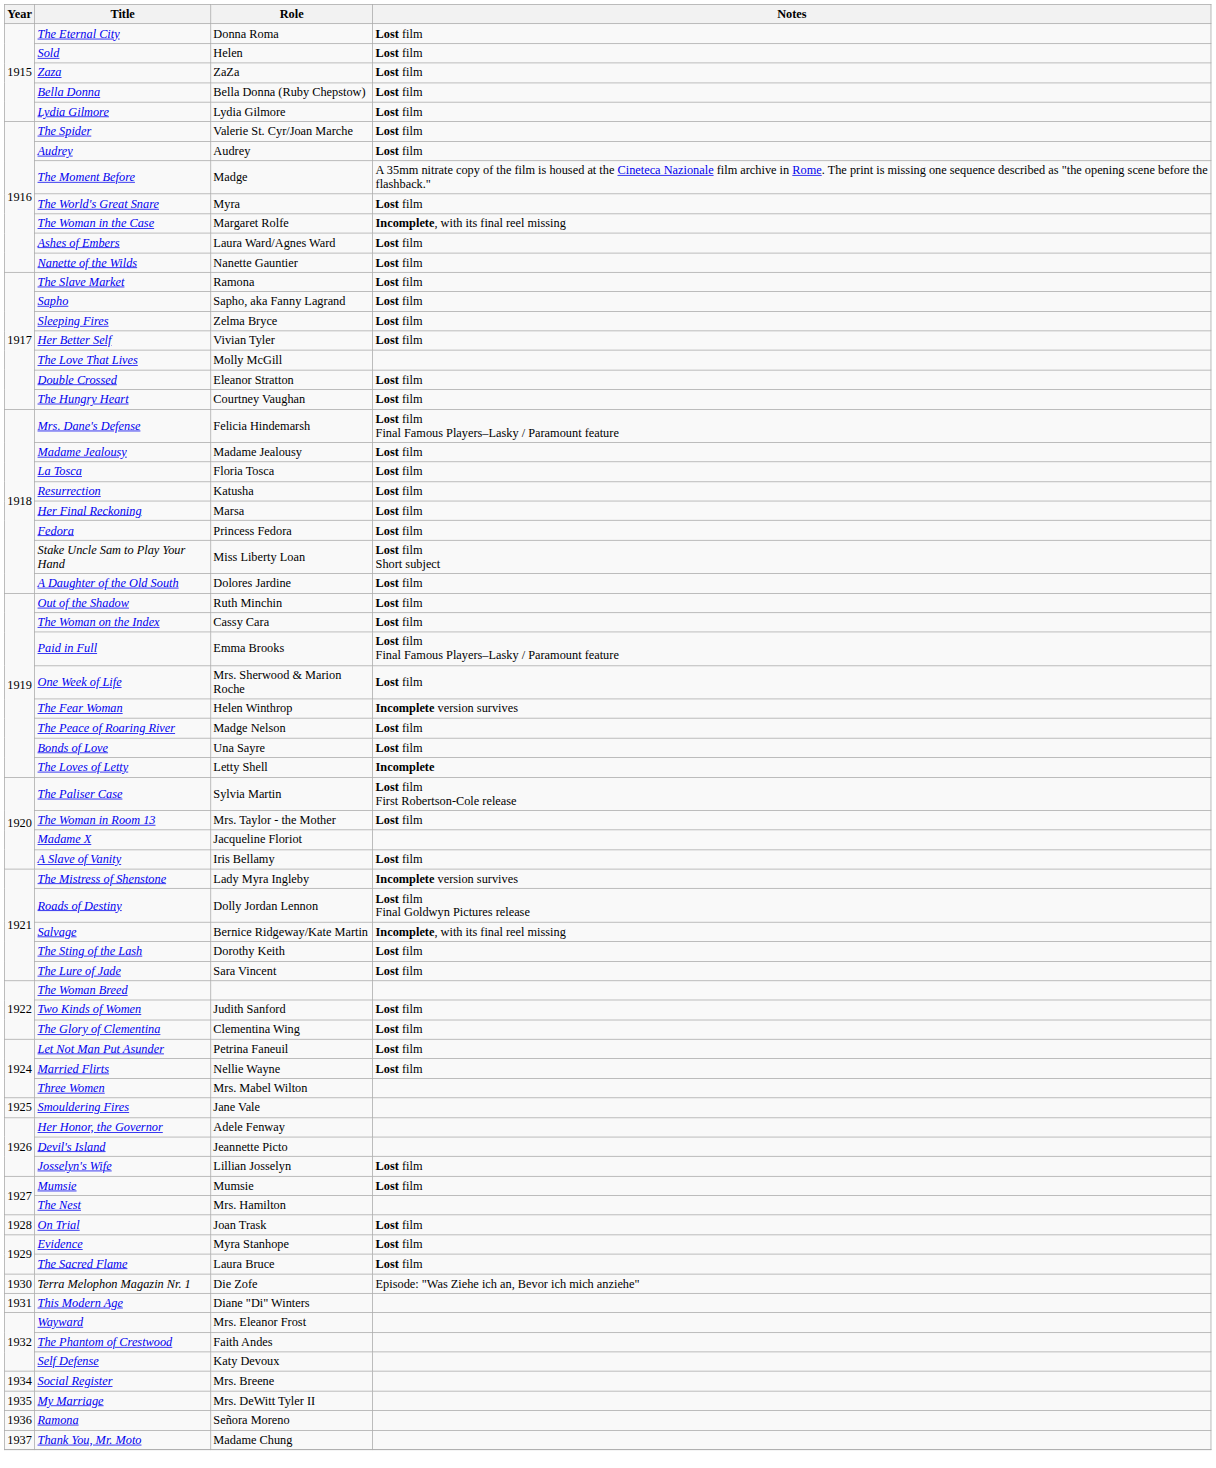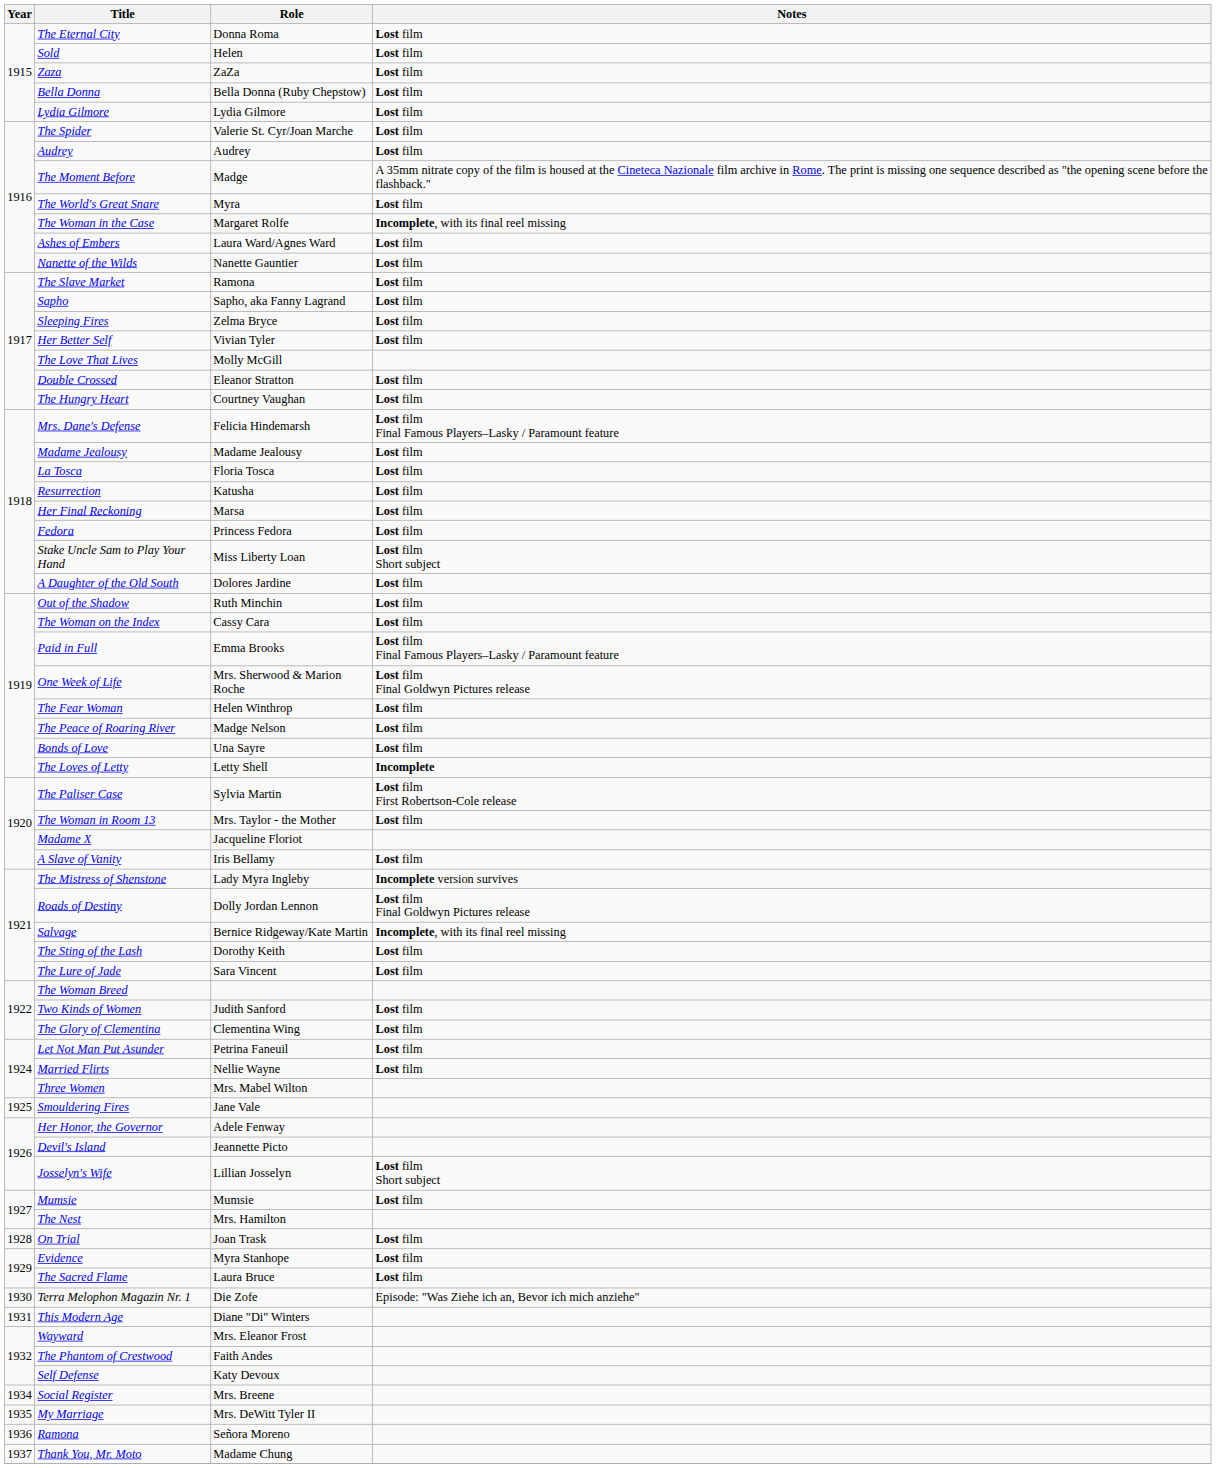(399, 682) Lost film -> (453, 682) Lost film Final Goldwyn Pictures release
(447, 708) Incomplete version survives -> (399, 708) Lost film
(399, 1166) Lost film -> (408, 1173) Lost film Short subject
